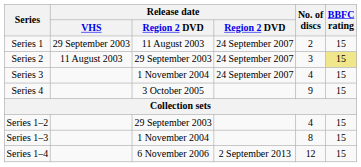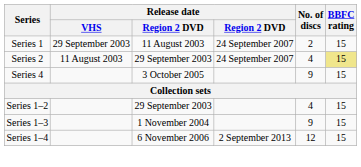(311, 59) 3 -> (311, 59) 4
- row: (27, 75)
(311, 138) 8 -> (311, 122) 9
